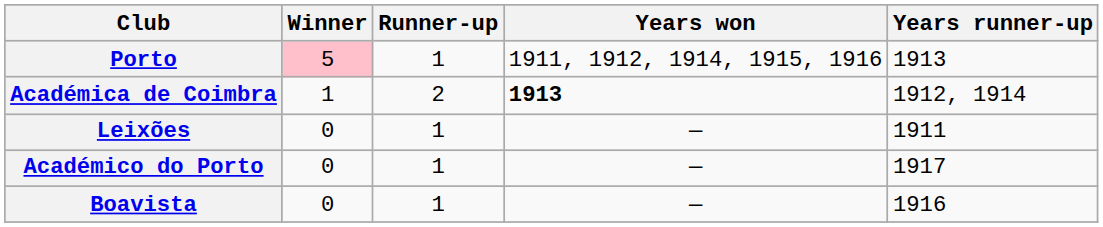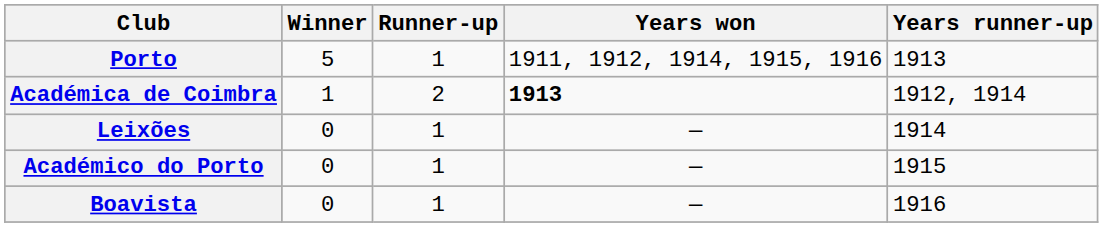(328, 59) pink background -> (328, 59) no background
(920, 132) 1911 -> (920, 132) 1914
(920, 168) 1917 -> (920, 168) 1915
